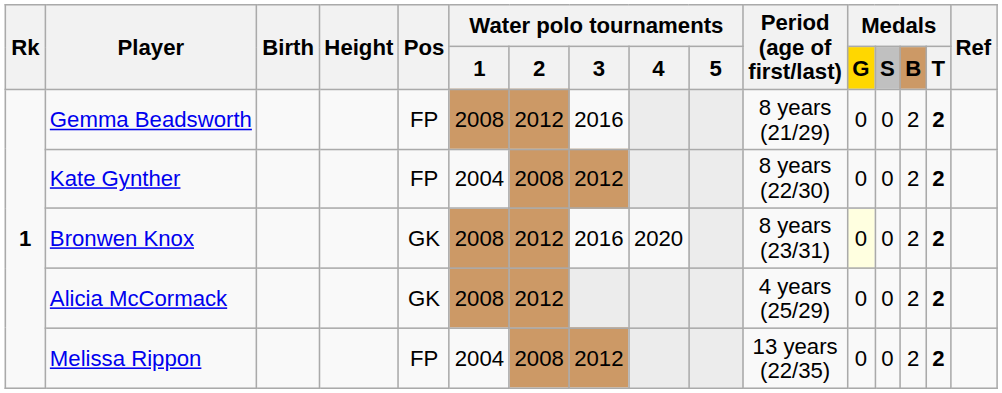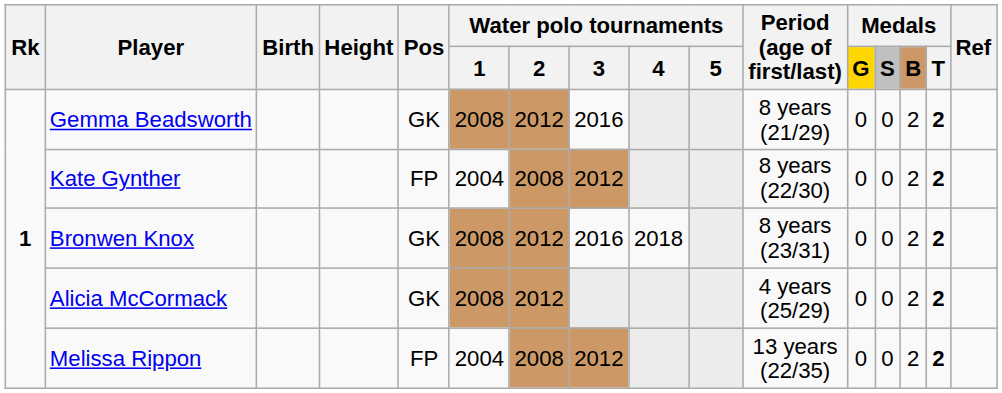(424, 119) FP -> (424, 119) GK
(659, 239) 2020 -> (659, 239) 2018
(861, 239) lightyellow background -> (861, 239) no background
